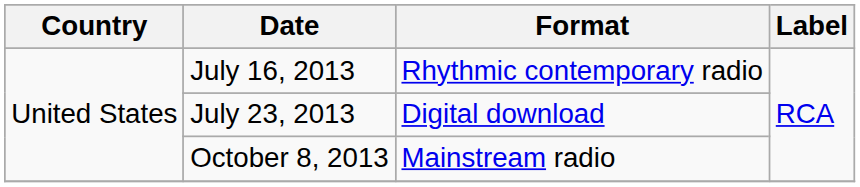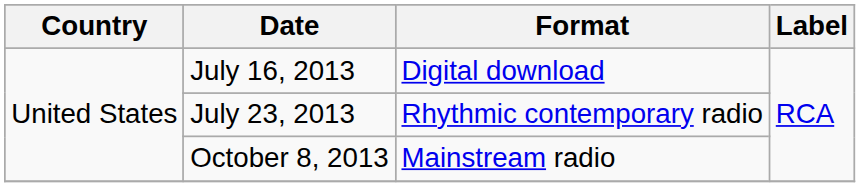(582, 70) Rhythmic contemporary radio -> (503, 70) Digital download
(503, 114) Digital download -> (582, 114) Rhythmic contemporary radio
